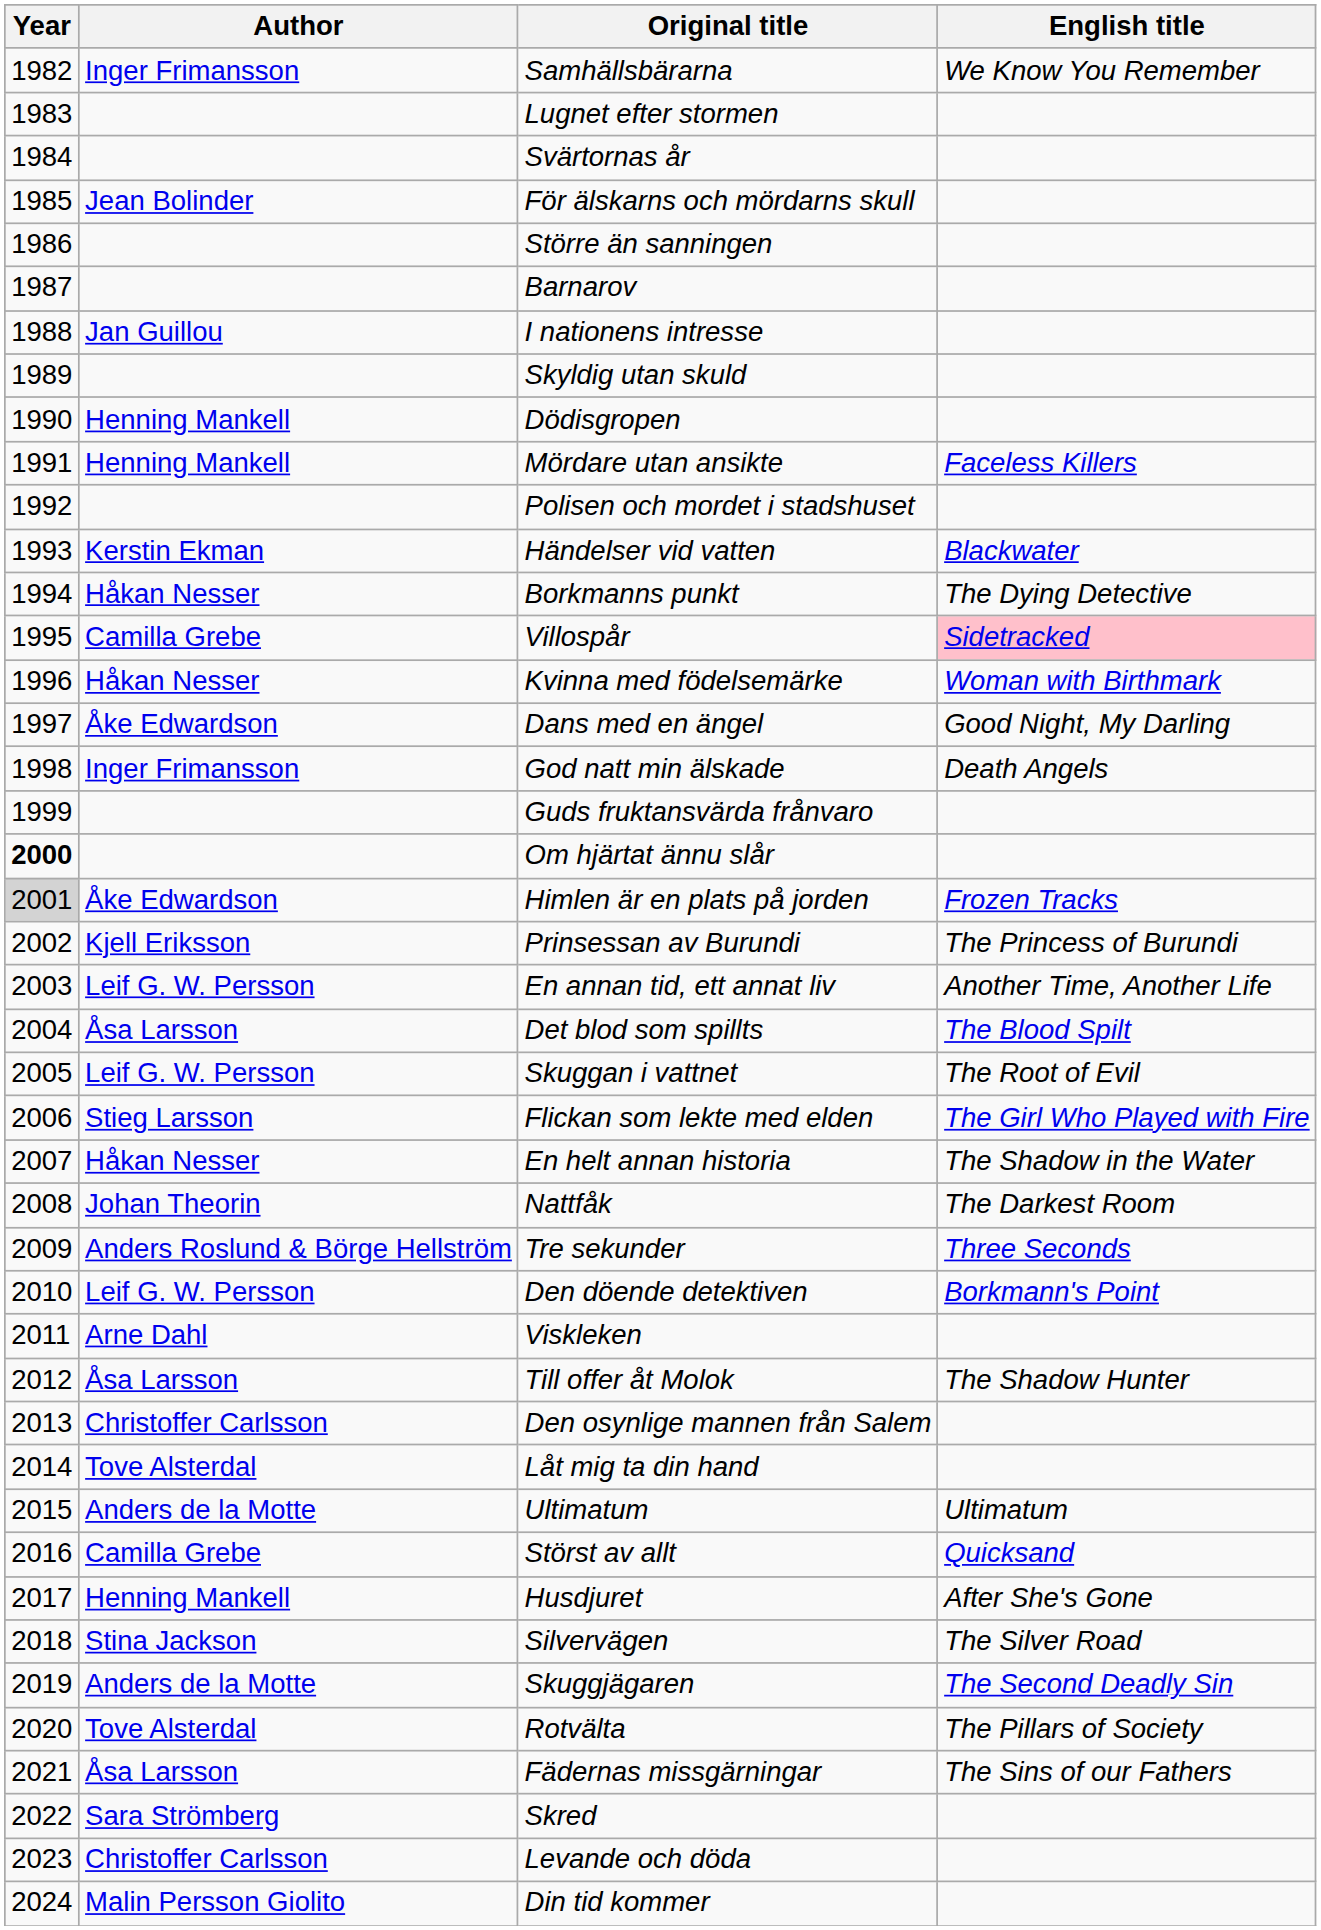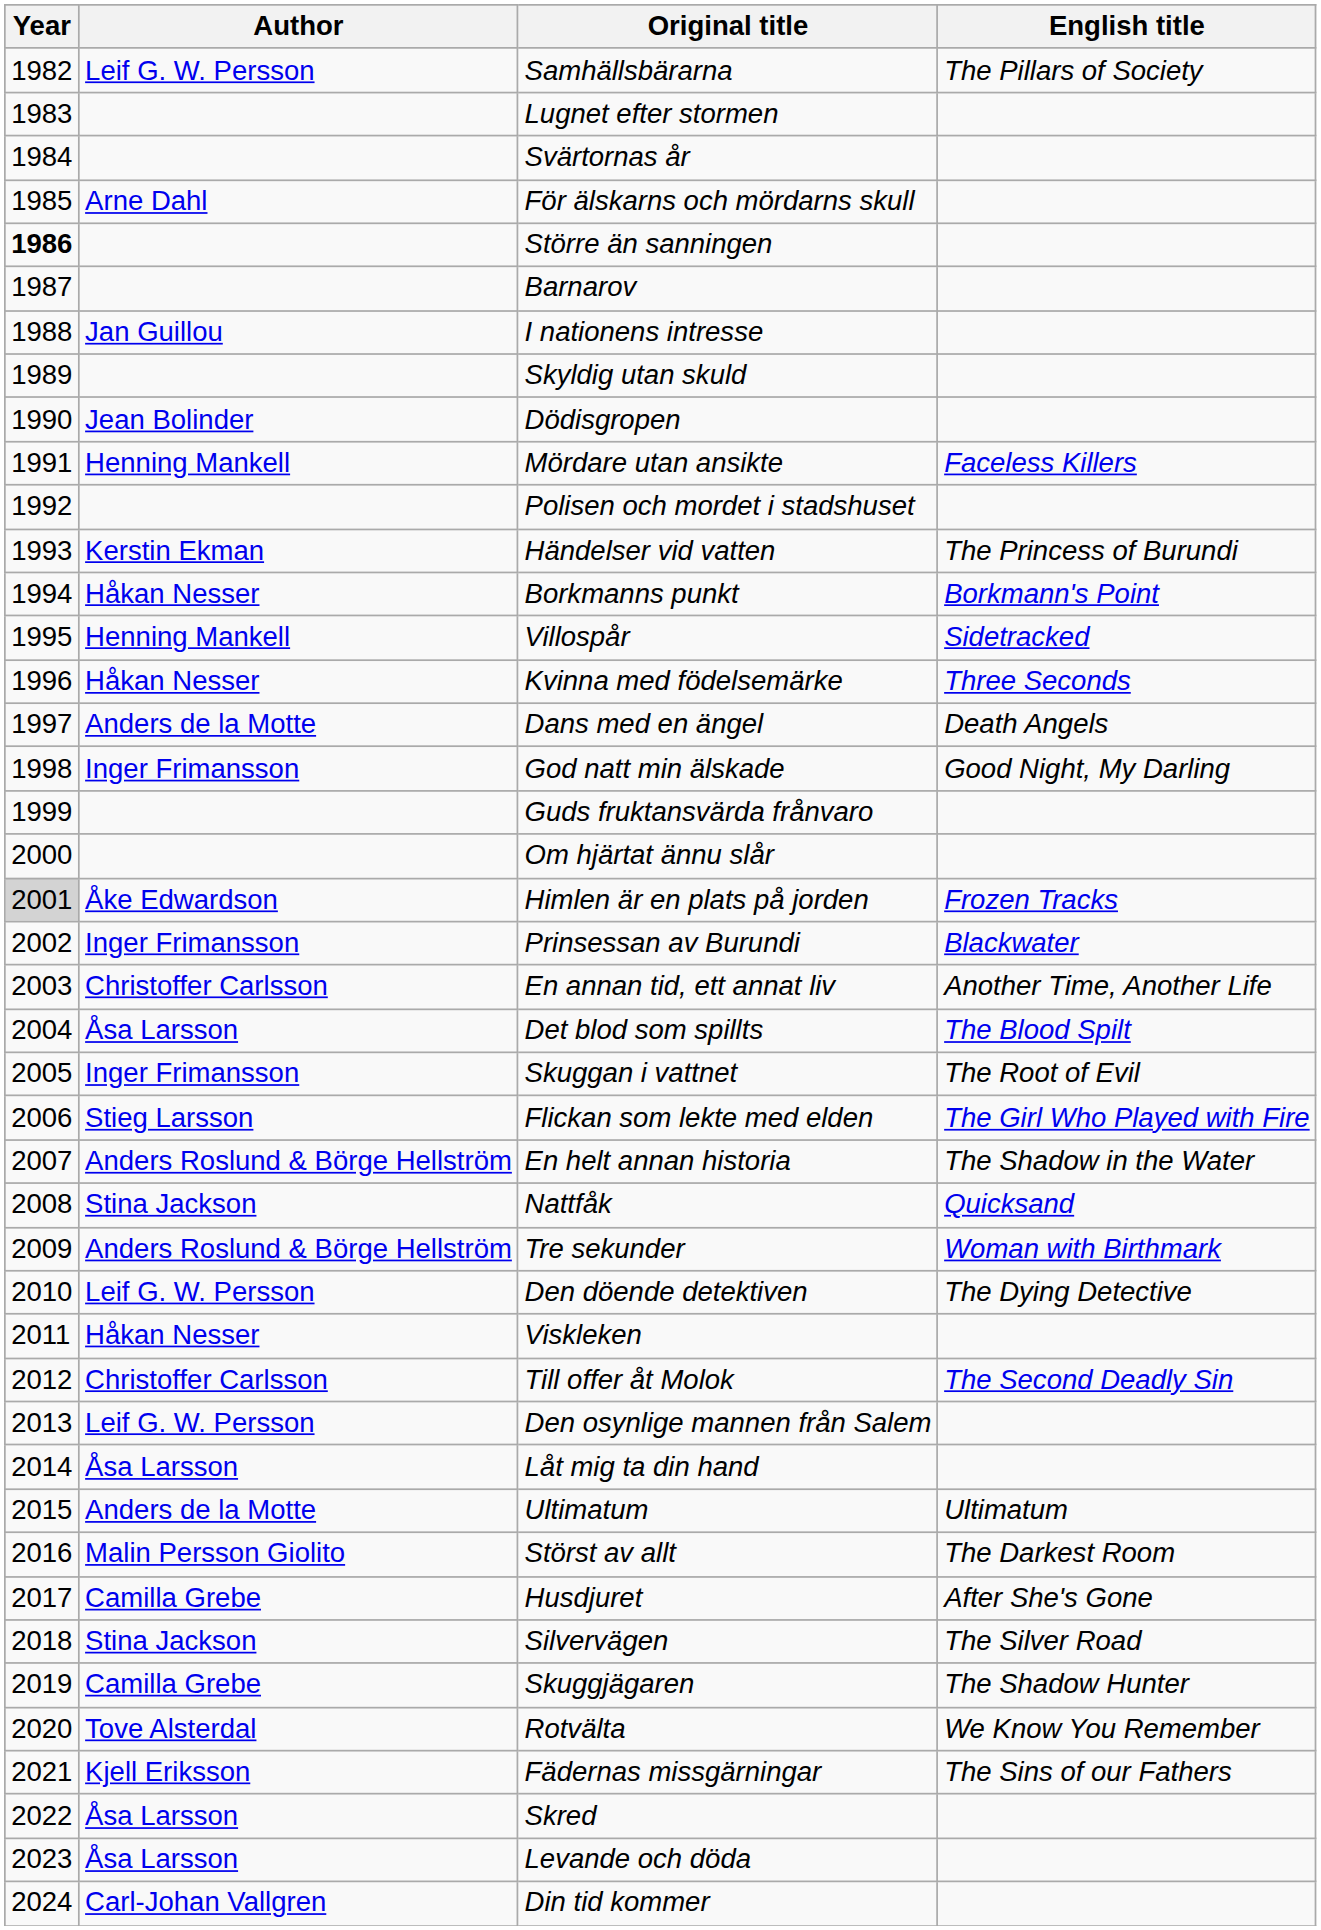(192, 69) Inger Frimansson -> (200, 69) Leif G. W. Persson
(1102, 69) We Know You Remember -> (1073, 69) The Pillars of Society
(169, 200) Jean Bolinder -> (146, 200) Arne Dahl
(42, 244) normal -> (42, 244) bold
(188, 419) Henning Mankell -> (169, 419) Jean Bolinder
(1011, 550) Blackwater -> (1091, 550) The Princess of Burundi
(1068, 593) The Dying Detective -> (1052, 593) Borkmann's Point
(173, 637) Camilla Grebe -> (188, 637) Henning Mankell
(1017, 637) pink background -> (1017, 637) no background
(1083, 680) Woman with Birthmark -> (1037, 680) Three Seconds
(181, 724) Åke Edwardson -> (201, 724) Anders de la Motte
(1087, 724) Good Night, My Darling -> (1026, 724) Death Angels
(1026, 768) Death Angels -> (1087, 768) Good Night, My Darling
(42, 855) bold -> (42, 855) normal
(168, 942) Kjell Eriksson -> (192, 942) Inger Frimansson
(1091, 942) The Princess of Burundi -> (1011, 942) Blackwater
(200, 986) Leif G. W. Persson -> (206, 986) Christoffer Carlsson
(200, 1073) Leif G. W. Persson -> (192, 1073) Inger Frimansson
(172, 1161) Håkan Nesser -> (298, 1161) Anders Roslund & Börge Hellström
(173, 1204) Johan Theorin -> (171, 1204) Stina Jackson
(1060, 1204) The Darkest Room -> (1009, 1204) Quicksand
(1037, 1248) Three Seconds -> (1083, 1248) Woman with Birthmark
(1052, 1292) Borkmann's Point -> (1068, 1292) The Dying Detective
(146, 1335) Arne Dahl -> (172, 1335) Håkan Nesser
(162, 1379) Åsa Larsson -> (206, 1379) Christoffer Carlsson
(1067, 1379) The Shadow Hunter -> (1089, 1379) The Second Deadly Sin
(206, 1422) Christoffer Carlsson -> (200, 1422) Leif G. W. Persson
(171, 1466) Tove Alsterdal -> (162, 1466) Åsa Larsson
(173, 1553) Camilla Grebe -> (215, 1553) Malin Persson Giolito
(1009, 1553) Quicksand -> (1060, 1553) The Darkest Room
(188, 1597) Henning Mankell -> (173, 1597) Camilla Grebe
(201, 1684) Anders de la Motte -> (173, 1684) Camilla Grebe
(1089, 1684) The Second Deadly Sin -> (1067, 1684) The Shadow Hunter
(1073, 1728) The Pillars of Society -> (1102, 1728) We Know You Remember
(162, 1772) Åsa Larsson -> (168, 1772) Kjell Eriksson
(182, 1815) Sara Strömberg -> (162, 1815) Åsa Larsson
(206, 1859) Christoffer Carlsson -> (162, 1859) Åsa Larsson
(215, 1903) Malin Persson Giolito -> (206, 1903) Carl-Johan Vallgren
